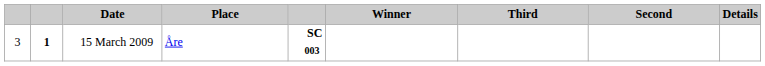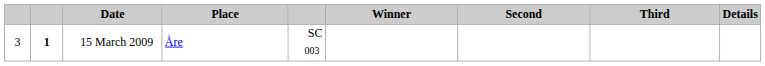columns swapped: (654, 14) <-> (523, 14)
(313, 41) bold -> (313, 41) normal
